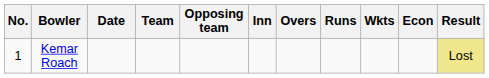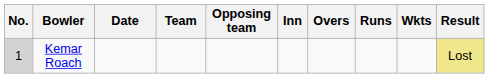- column: (418, 21)
(18, 55) no background -> (18, 55) lightgrey background
